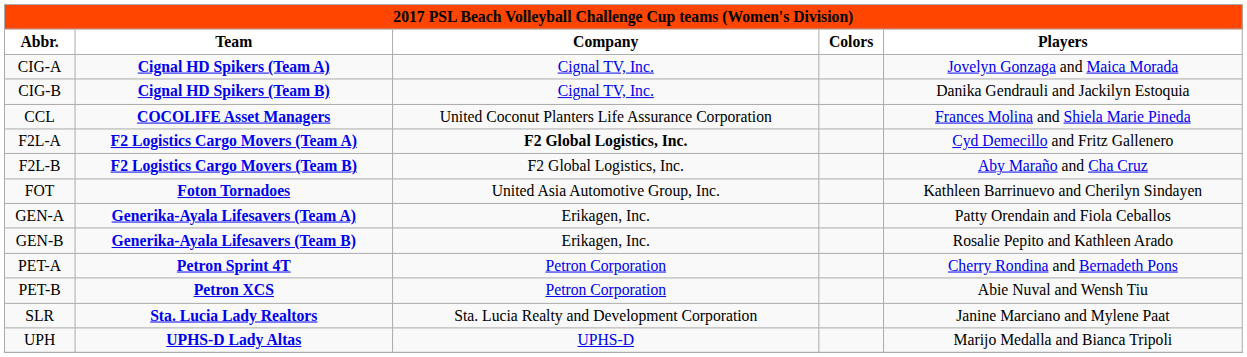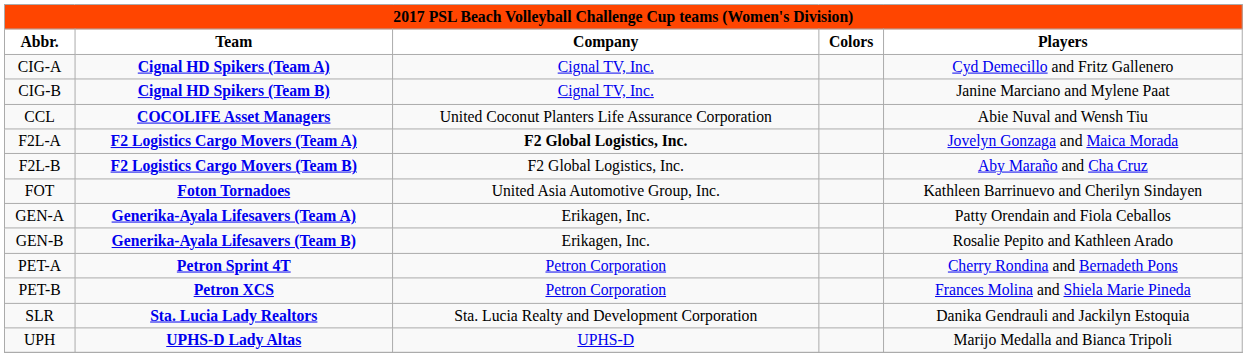(1063, 66) Jovelyn Gonzaga and Maica Morada -> (1063, 66) Cyd Demecillo and Fritz Gallenero
(1063, 91) Danika Gendrauli and Jackilyn Estoquia -> (1063, 91) Janine Marciano and Mylene Paat
(1063, 116) Frances Molina and Shiela Marie Pineda -> (1063, 116) Abie Nuval and Wensh Tiu
(1063, 141) Cyd Demecillo and Fritz Gallenero -> (1063, 141) Jovelyn Gonzaga and Maica Morada
(1063, 290) Abie Nuval and Wensh Tiu -> (1063, 290) Frances Molina and Shiela Marie Pineda
(1063, 315) Janine Marciano and Mylene Paat -> (1063, 315) Danika Gendrauli and Jackilyn Estoquia
